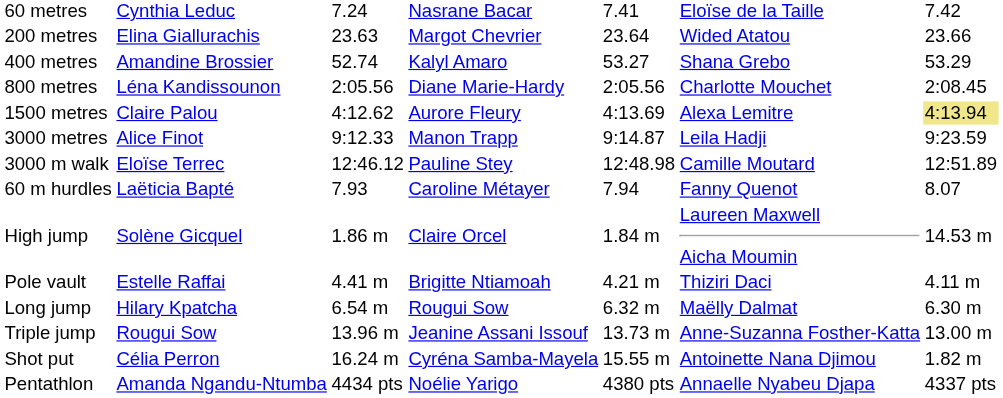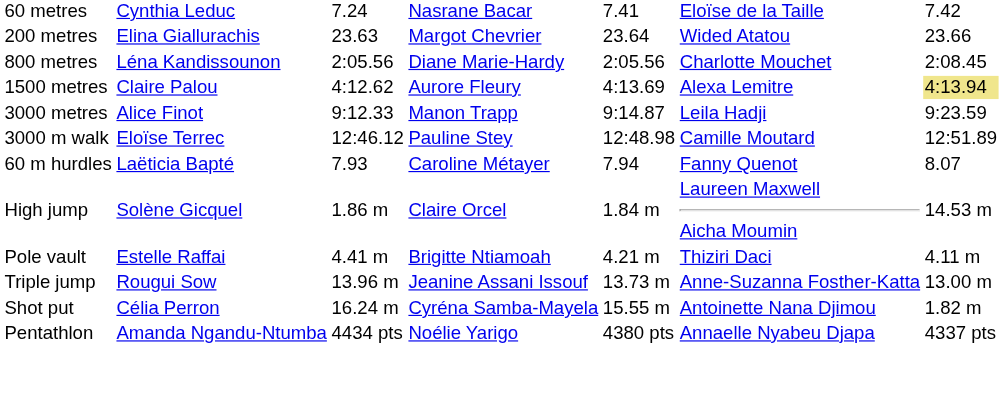- row: (51, 61)
- row: (48, 307)
